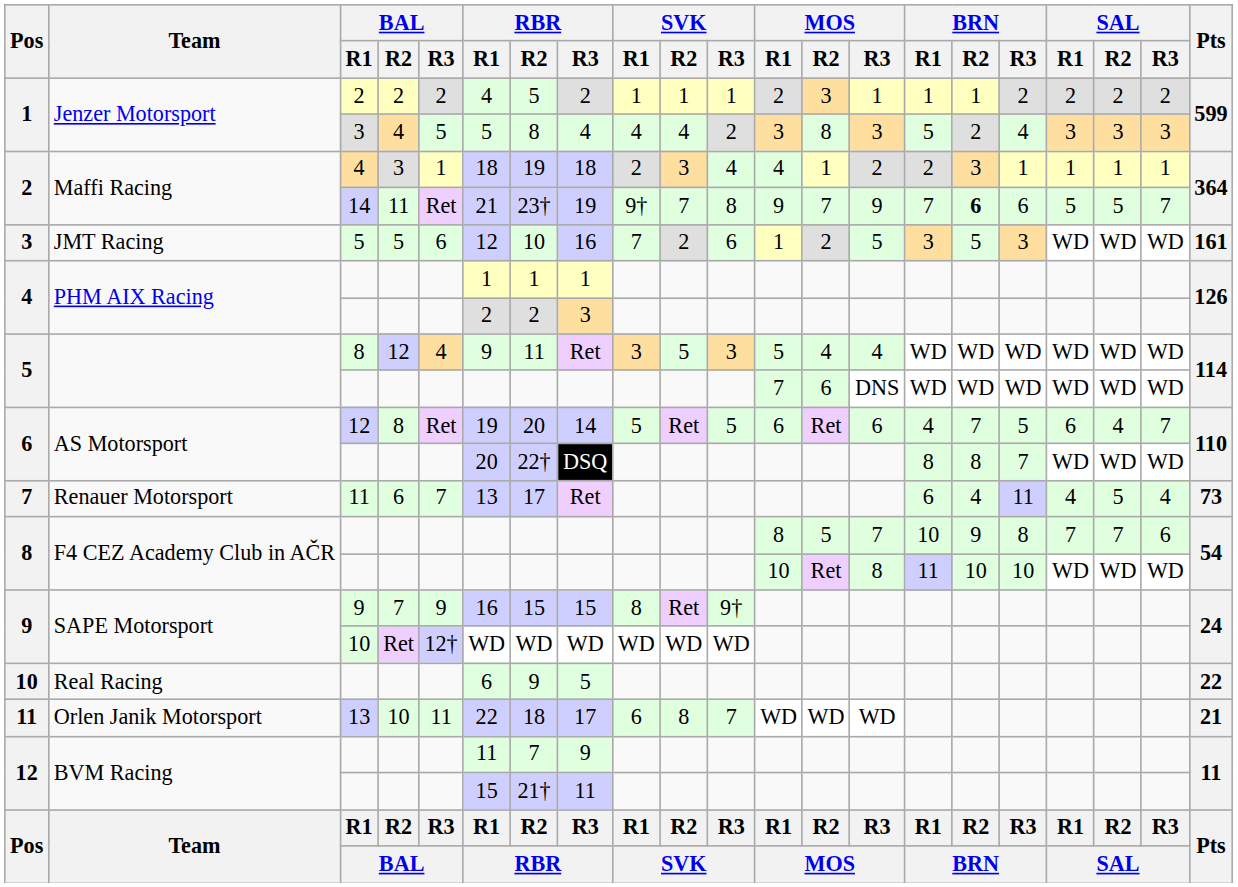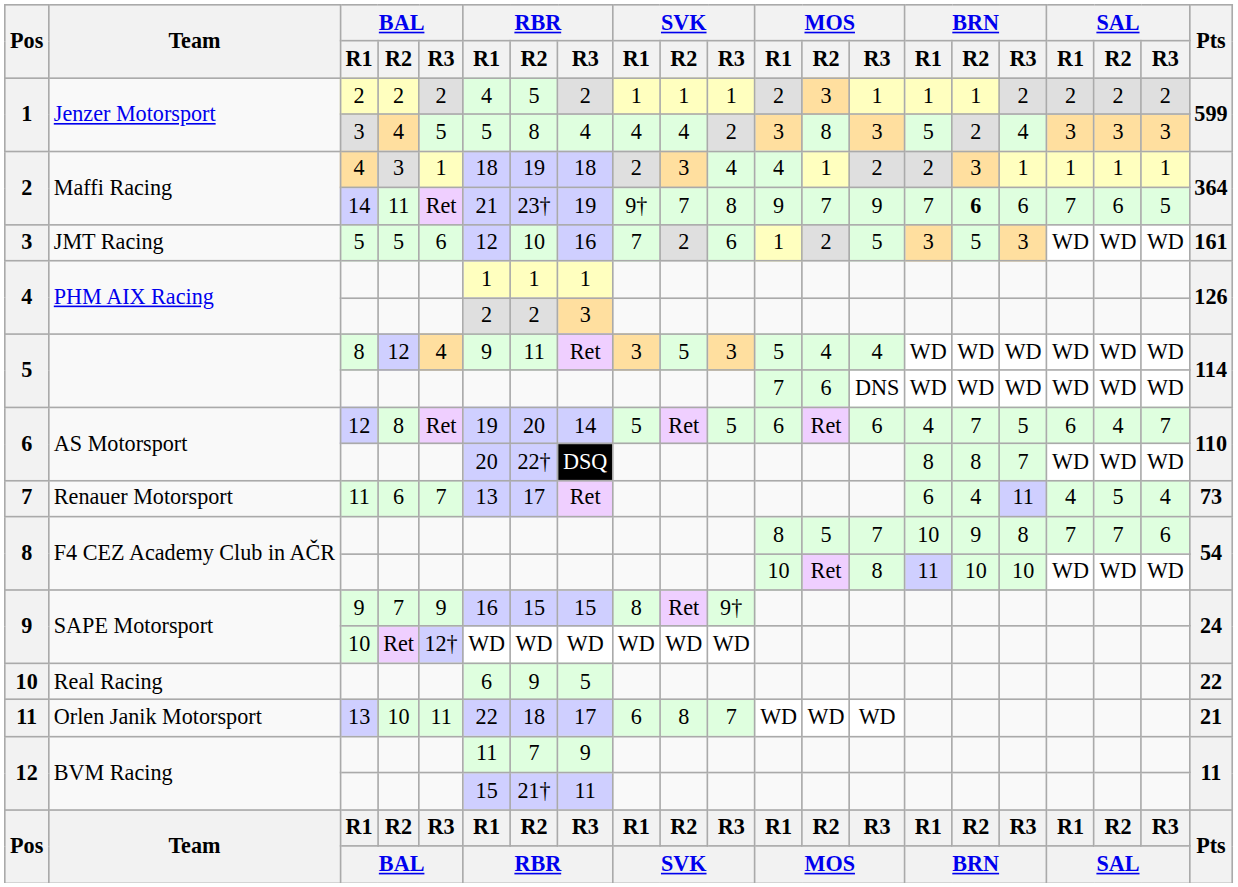(1071, 205) 5 -> (1071, 205) 7
(1118, 205) 5 -> (1118, 205) 6
(1165, 205) 7 -> (1165, 205) 5
